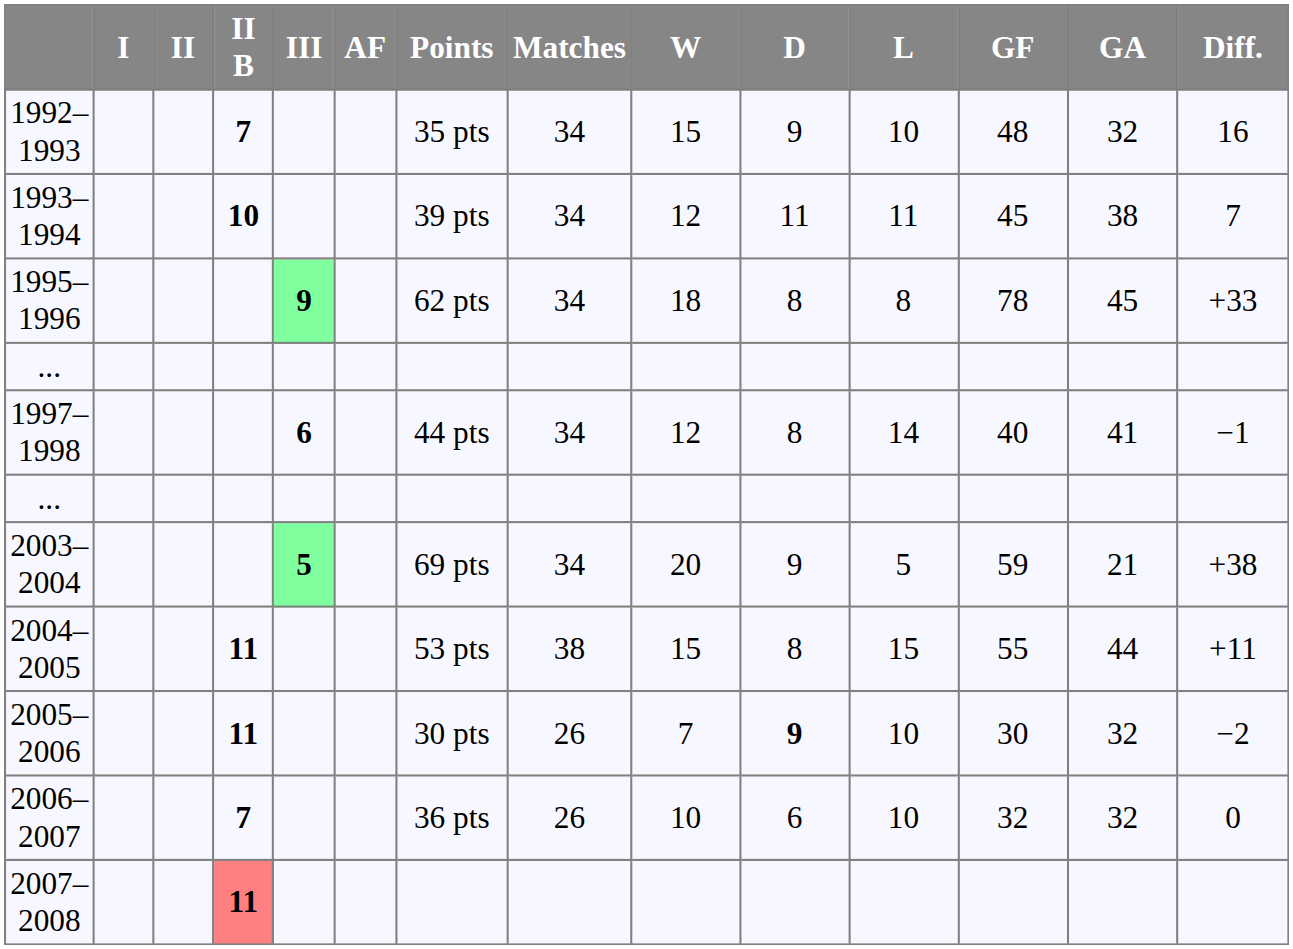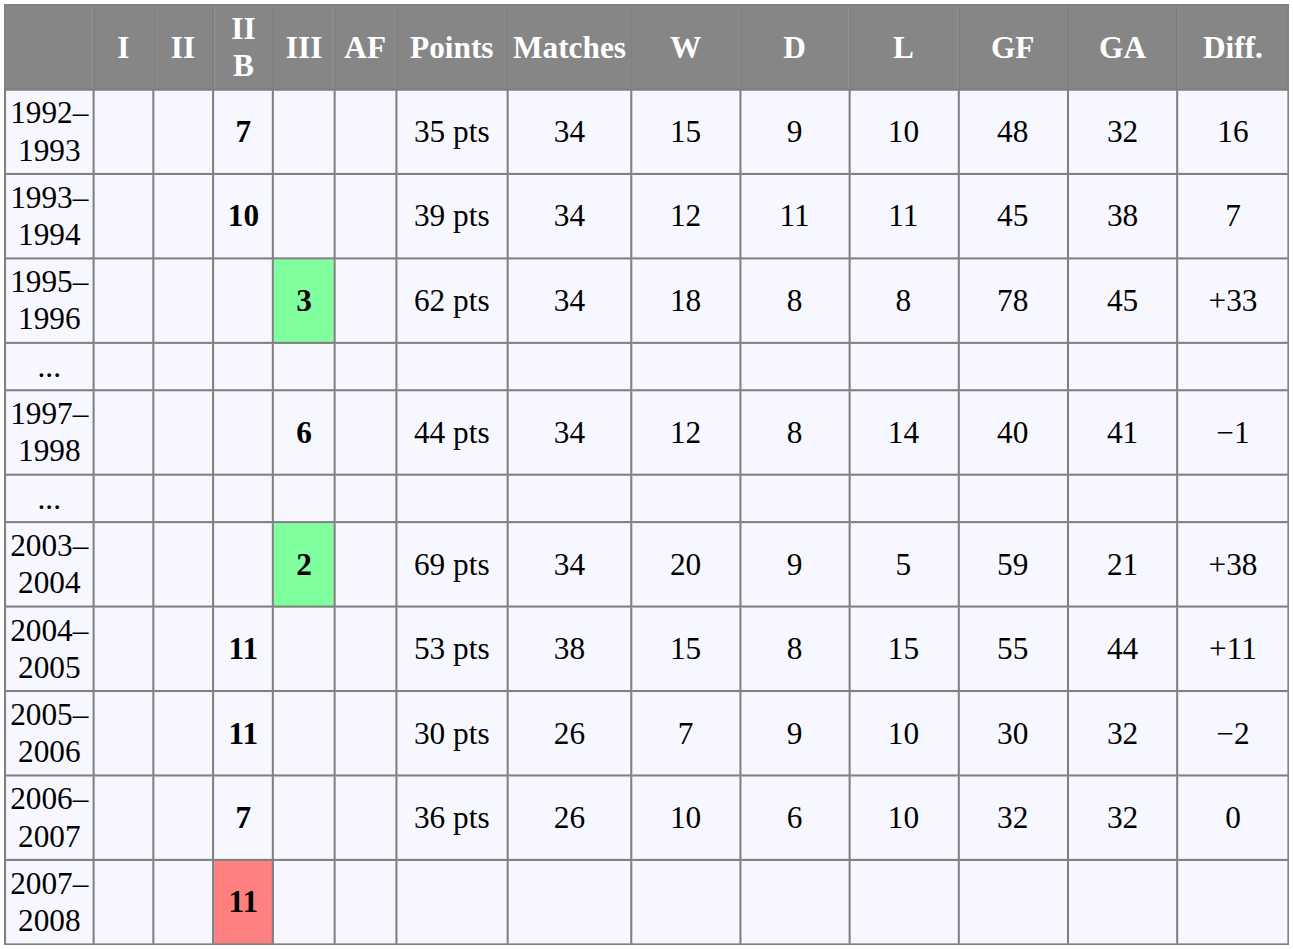(304, 300) 9 -> (304, 300) 3
(304, 563) 5 -> (304, 563) 2
(794, 732) bold -> (794, 732) normal
